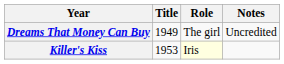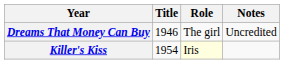(167, 31) 1949 -> (167, 31) 1946
(167, 50) 1953 -> (167, 50) 1954
